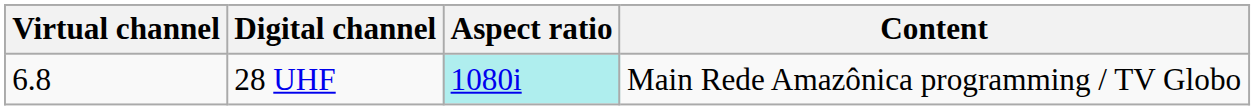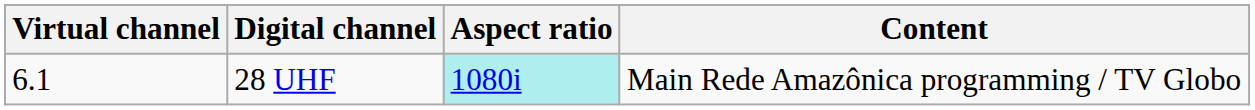(32, 78) 6.8 -> (32, 78) 6.1
